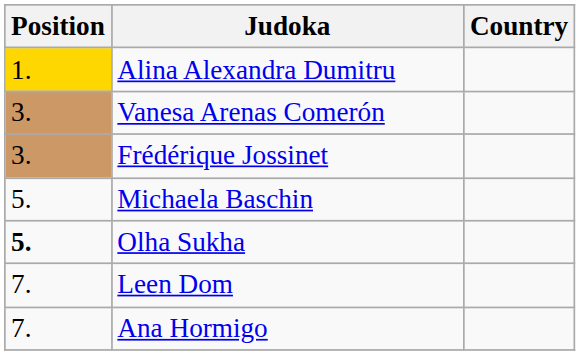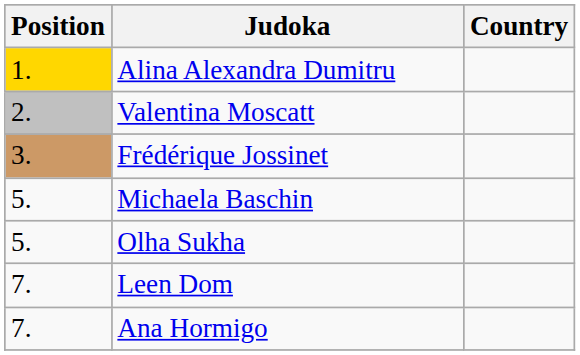+ row: (216, 112)
- row: (251, 112)
(21, 241) bold -> (21, 241) normal
